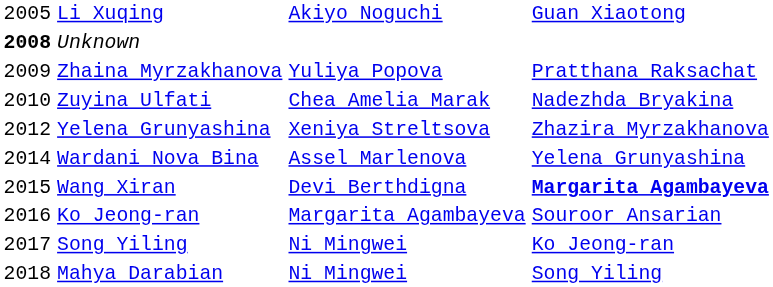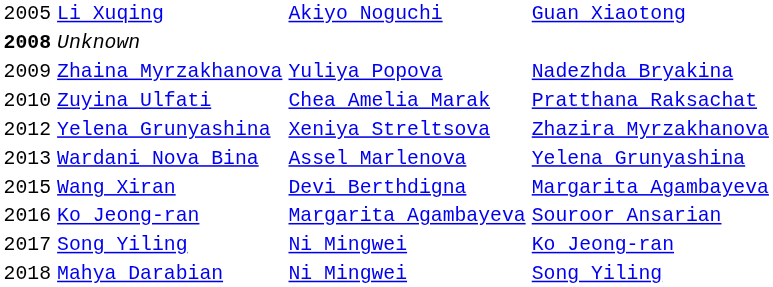(644, 72) Pratthana Raksachat -> (633, 72) Nadezhda Bryakina
(633, 101) Nadezhda Bryakina -> (644, 101) Pratthana Raksachat
(27, 158) 2014 -> (27, 158) 2013
(650, 187) bold -> (650, 187) normal
